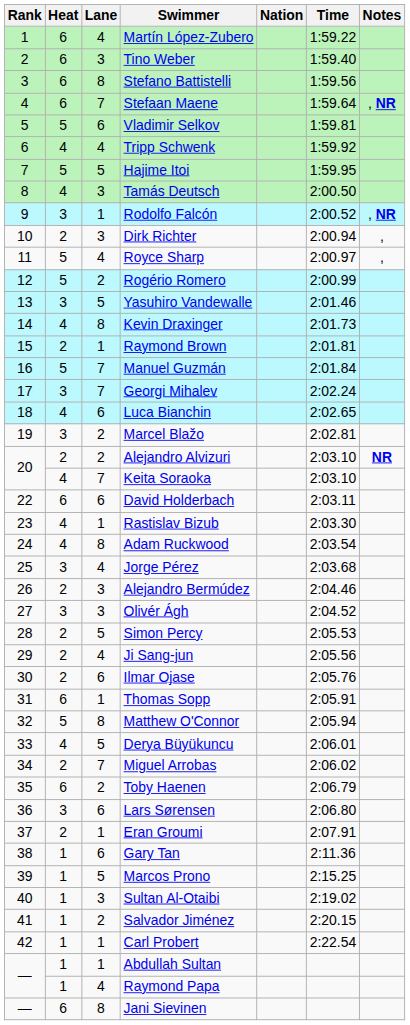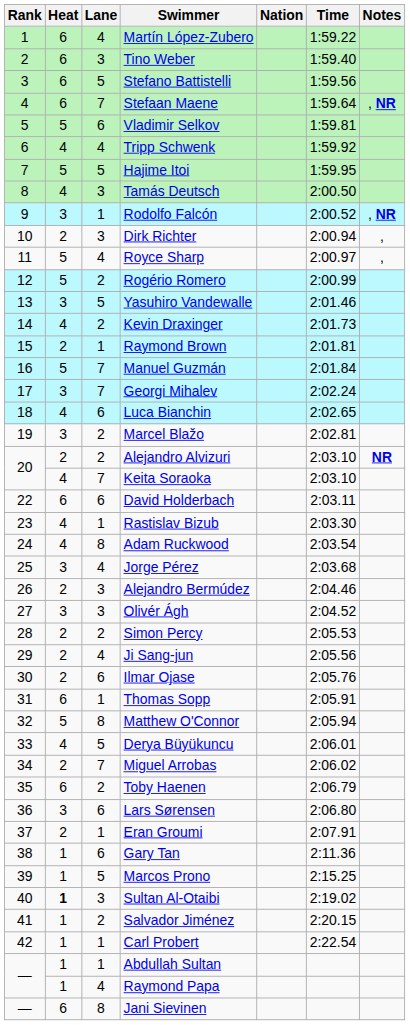(101, 81) 8 -> (101, 81) 5
(101, 324) 8 -> (101, 324) 2
(101, 633) 5 -> (101, 633) 2
(63, 898) normal -> (63, 898) bold
